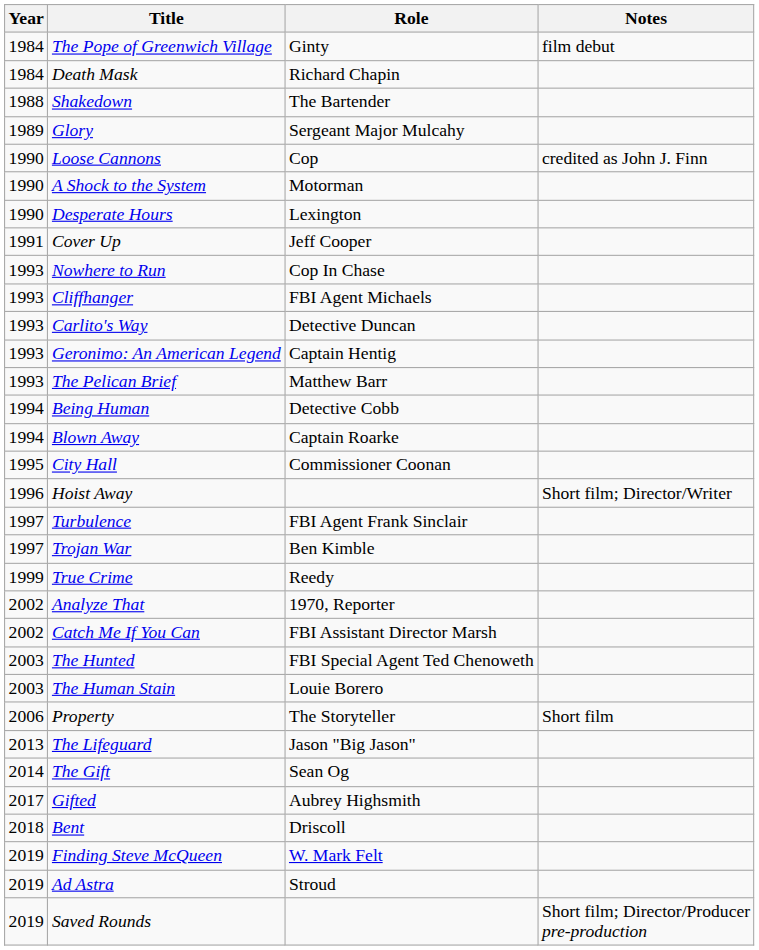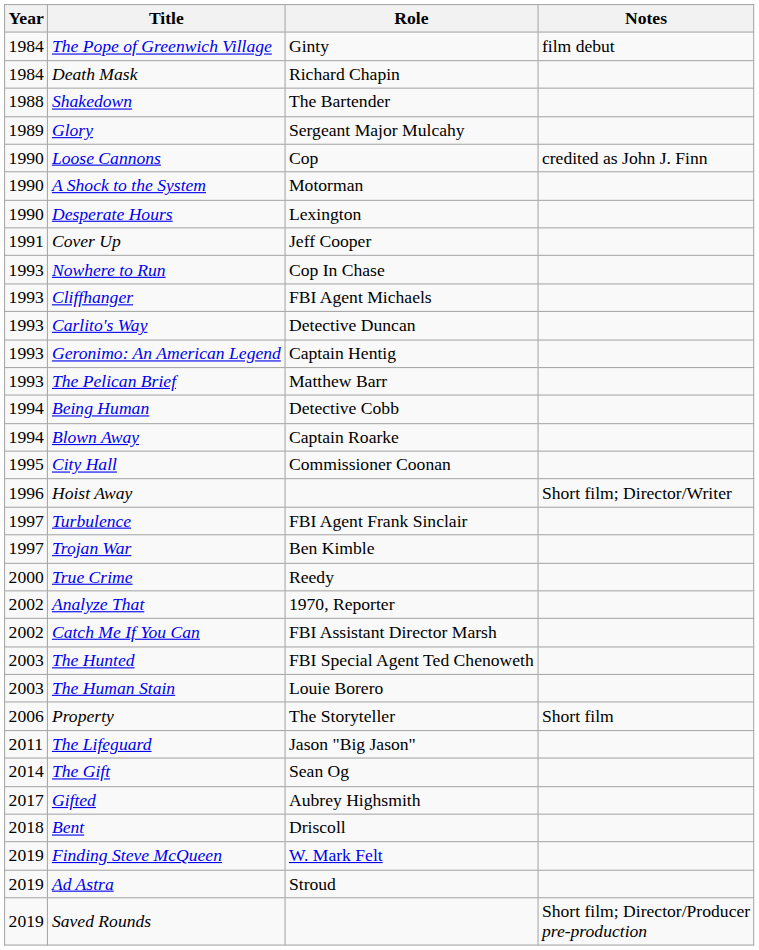(26, 576) 1999 -> (26, 576) 2000
(26, 744) 2013 -> (26, 744) 2011
